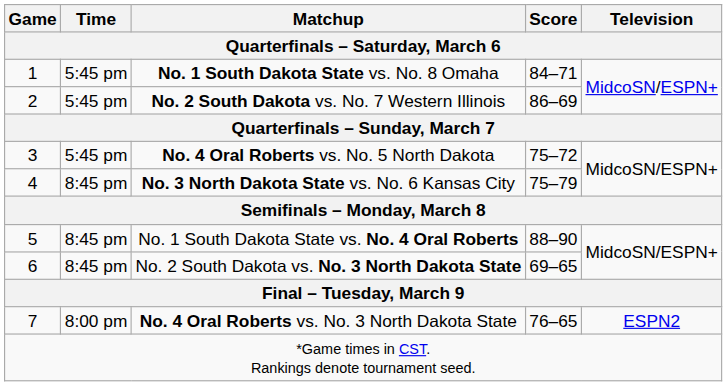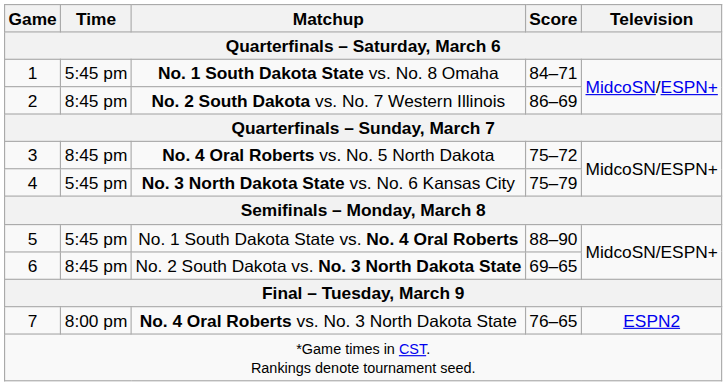(96, 101) 5:45 pm -> (96, 101) 8:45 pm
(96, 156) 5:45 pm -> (96, 156) 8:45 pm
(96, 183) 8:45 pm -> (96, 183) 5:45 pm
(96, 238) 8:45 pm -> (96, 238) 5:45 pm
